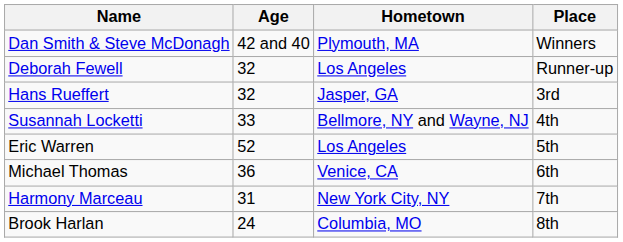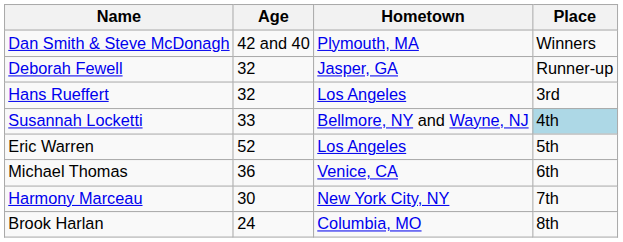(362, 69) Los Angeles -> (358, 69) Jasper, GA
(358, 95) Jasper, GA -> (362, 95) Los Angeles
(548, 120) no background -> (548, 120) lightblue background
(246, 198) 31 -> (246, 198) 30
